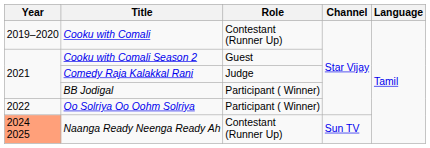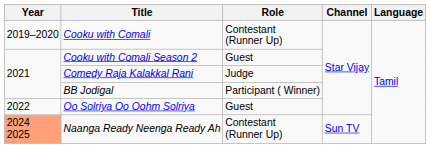(273, 106) Participant ( Winner) -> (239, 106) Guest
